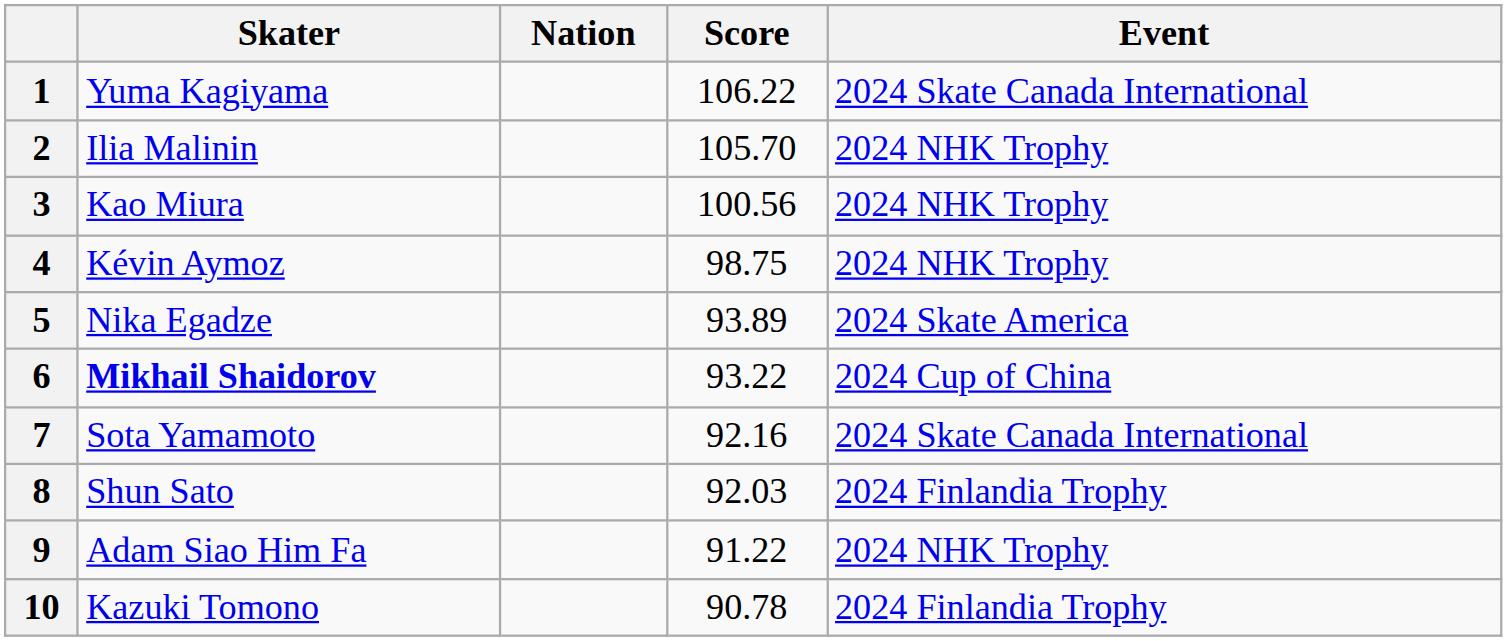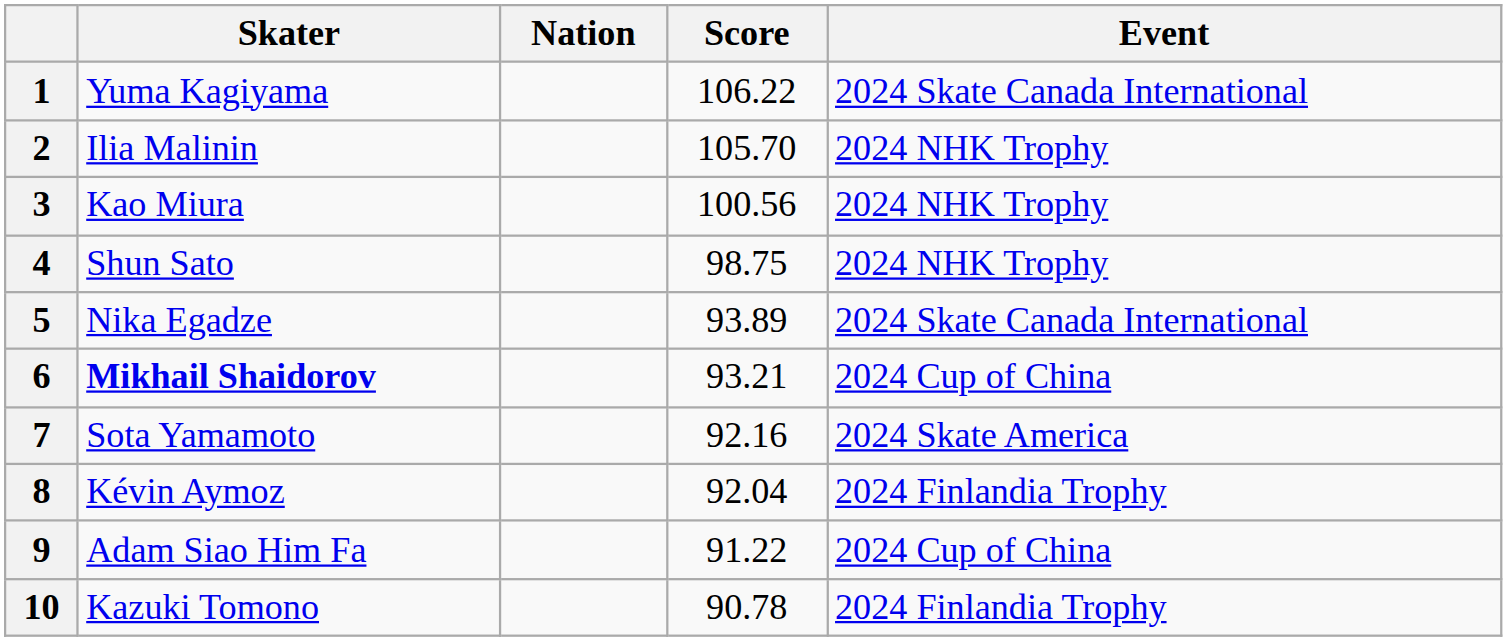(185, 262) Kévin Aymoz -> (160, 262) Shun Sato
(982, 319) 2024 Skate America -> (1072, 319) 2024 Skate Canada International
(747, 377) 93.22 -> (747, 377) 93.21
(1072, 434) 2024 Skate Canada International -> (982, 434) 2024 Skate America
(160, 491) Shun Sato -> (185, 491) Kévin Aymoz
(747, 491) 92.03 -> (747, 491) 92.04
(972, 549) 2024 NHK Trophy -> (973, 549) 2024 Cup of China
